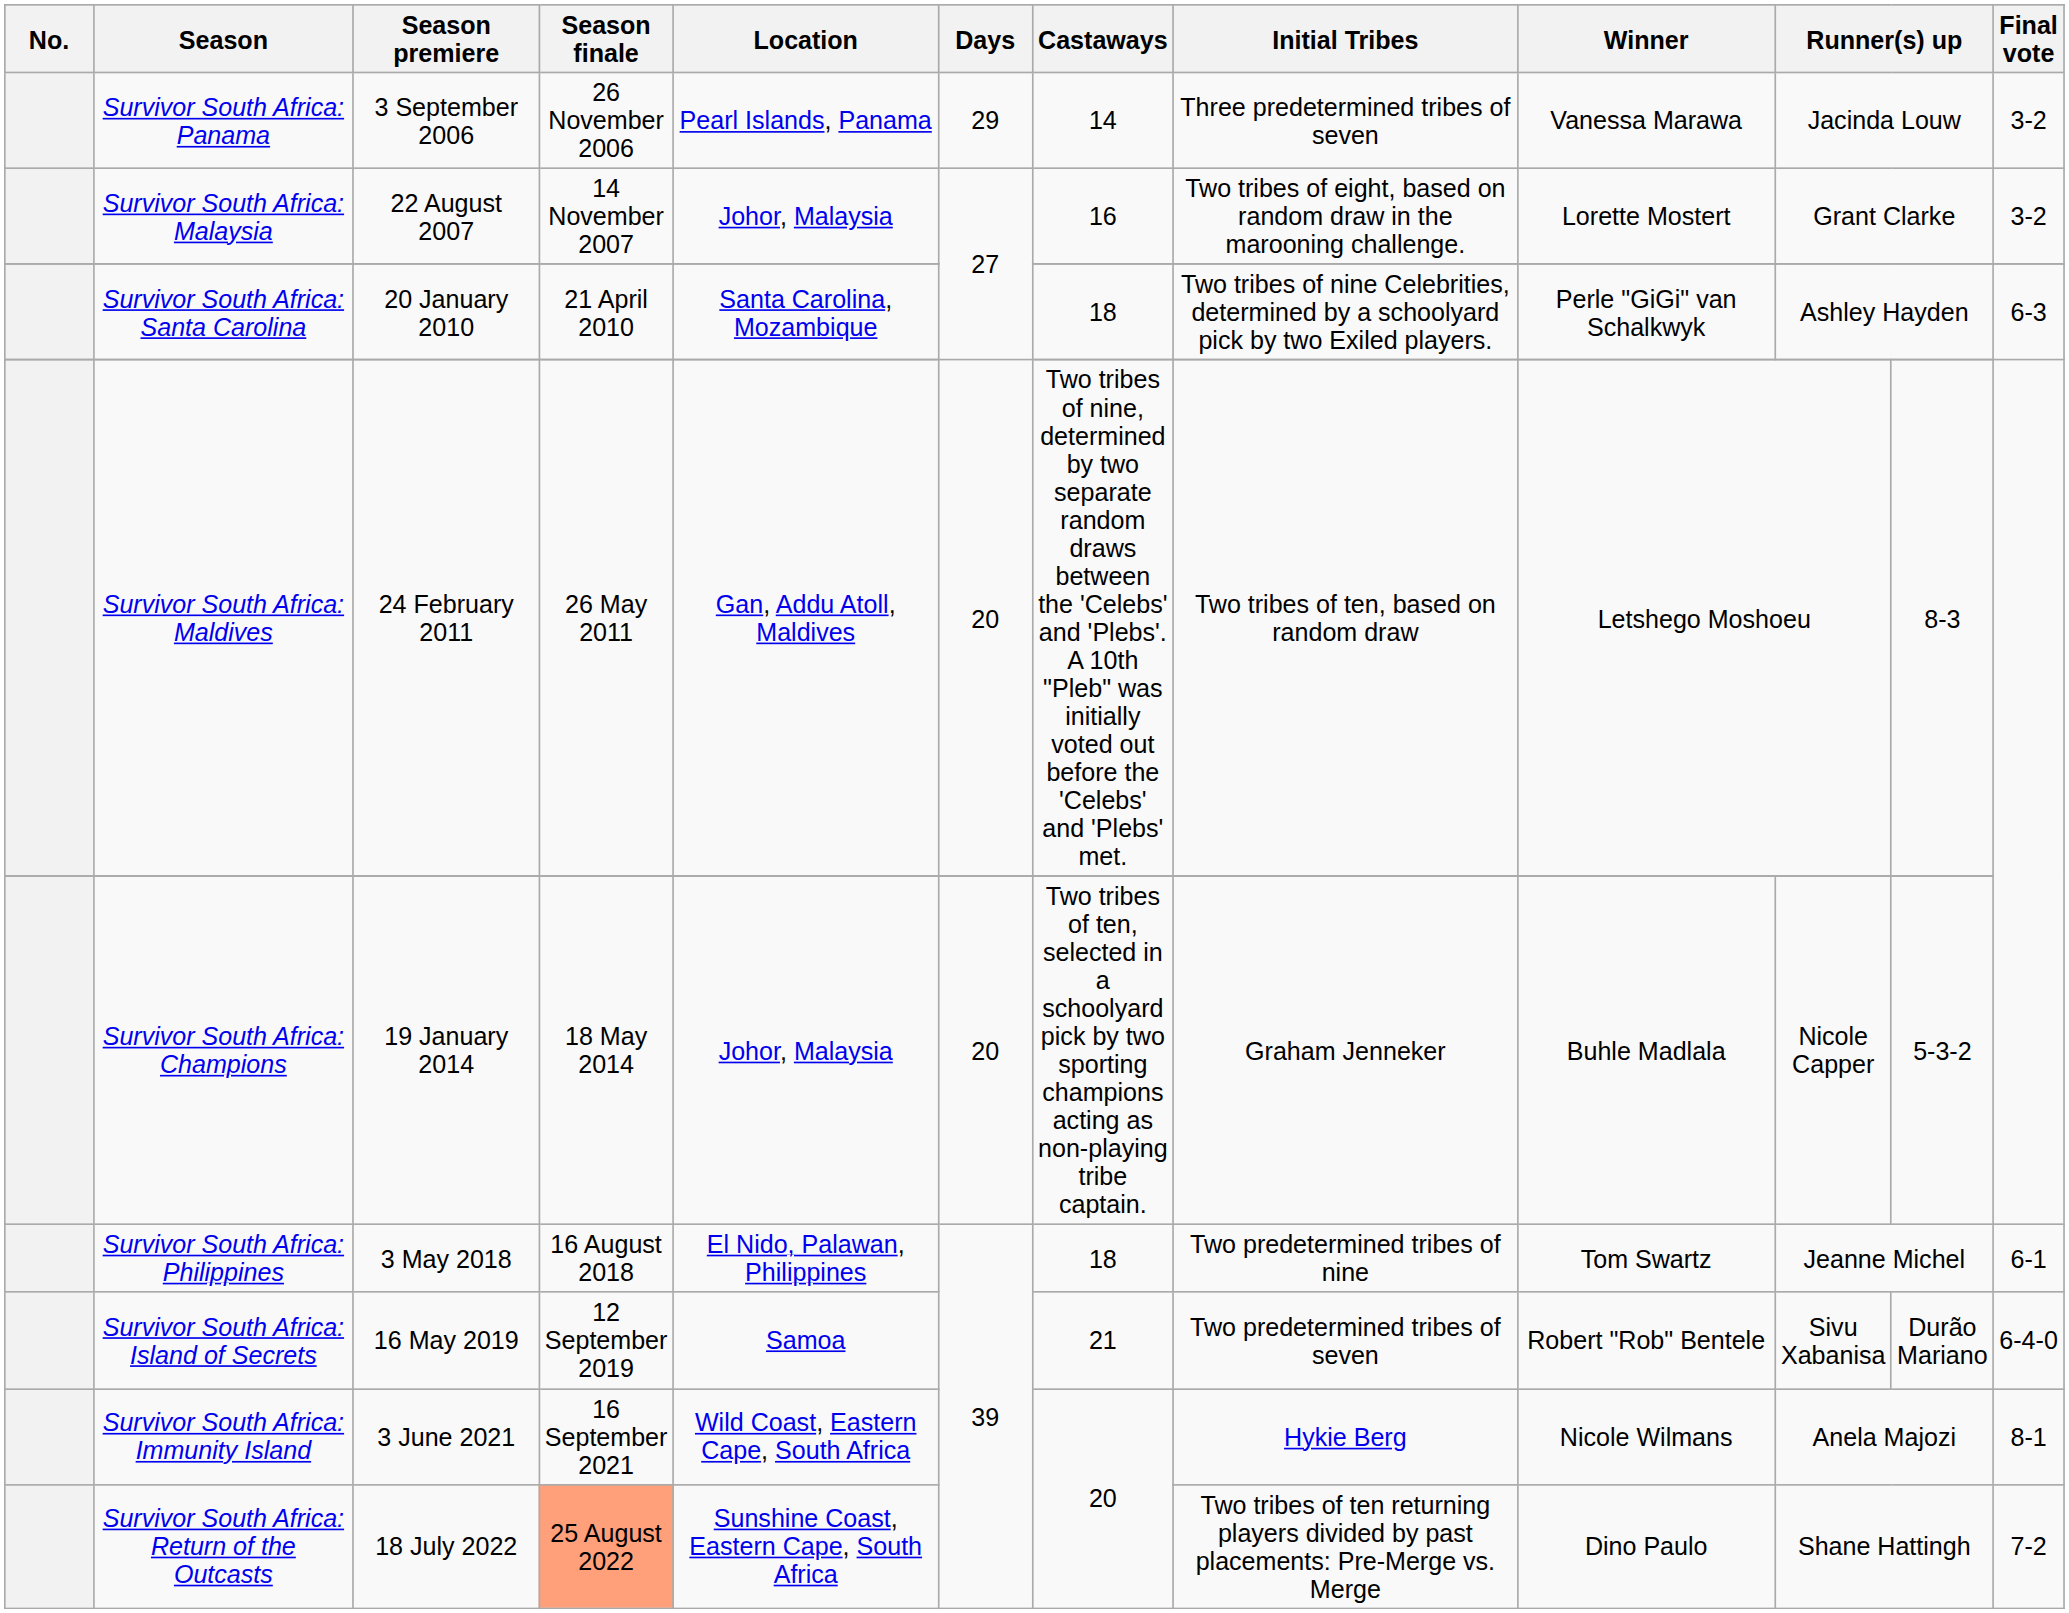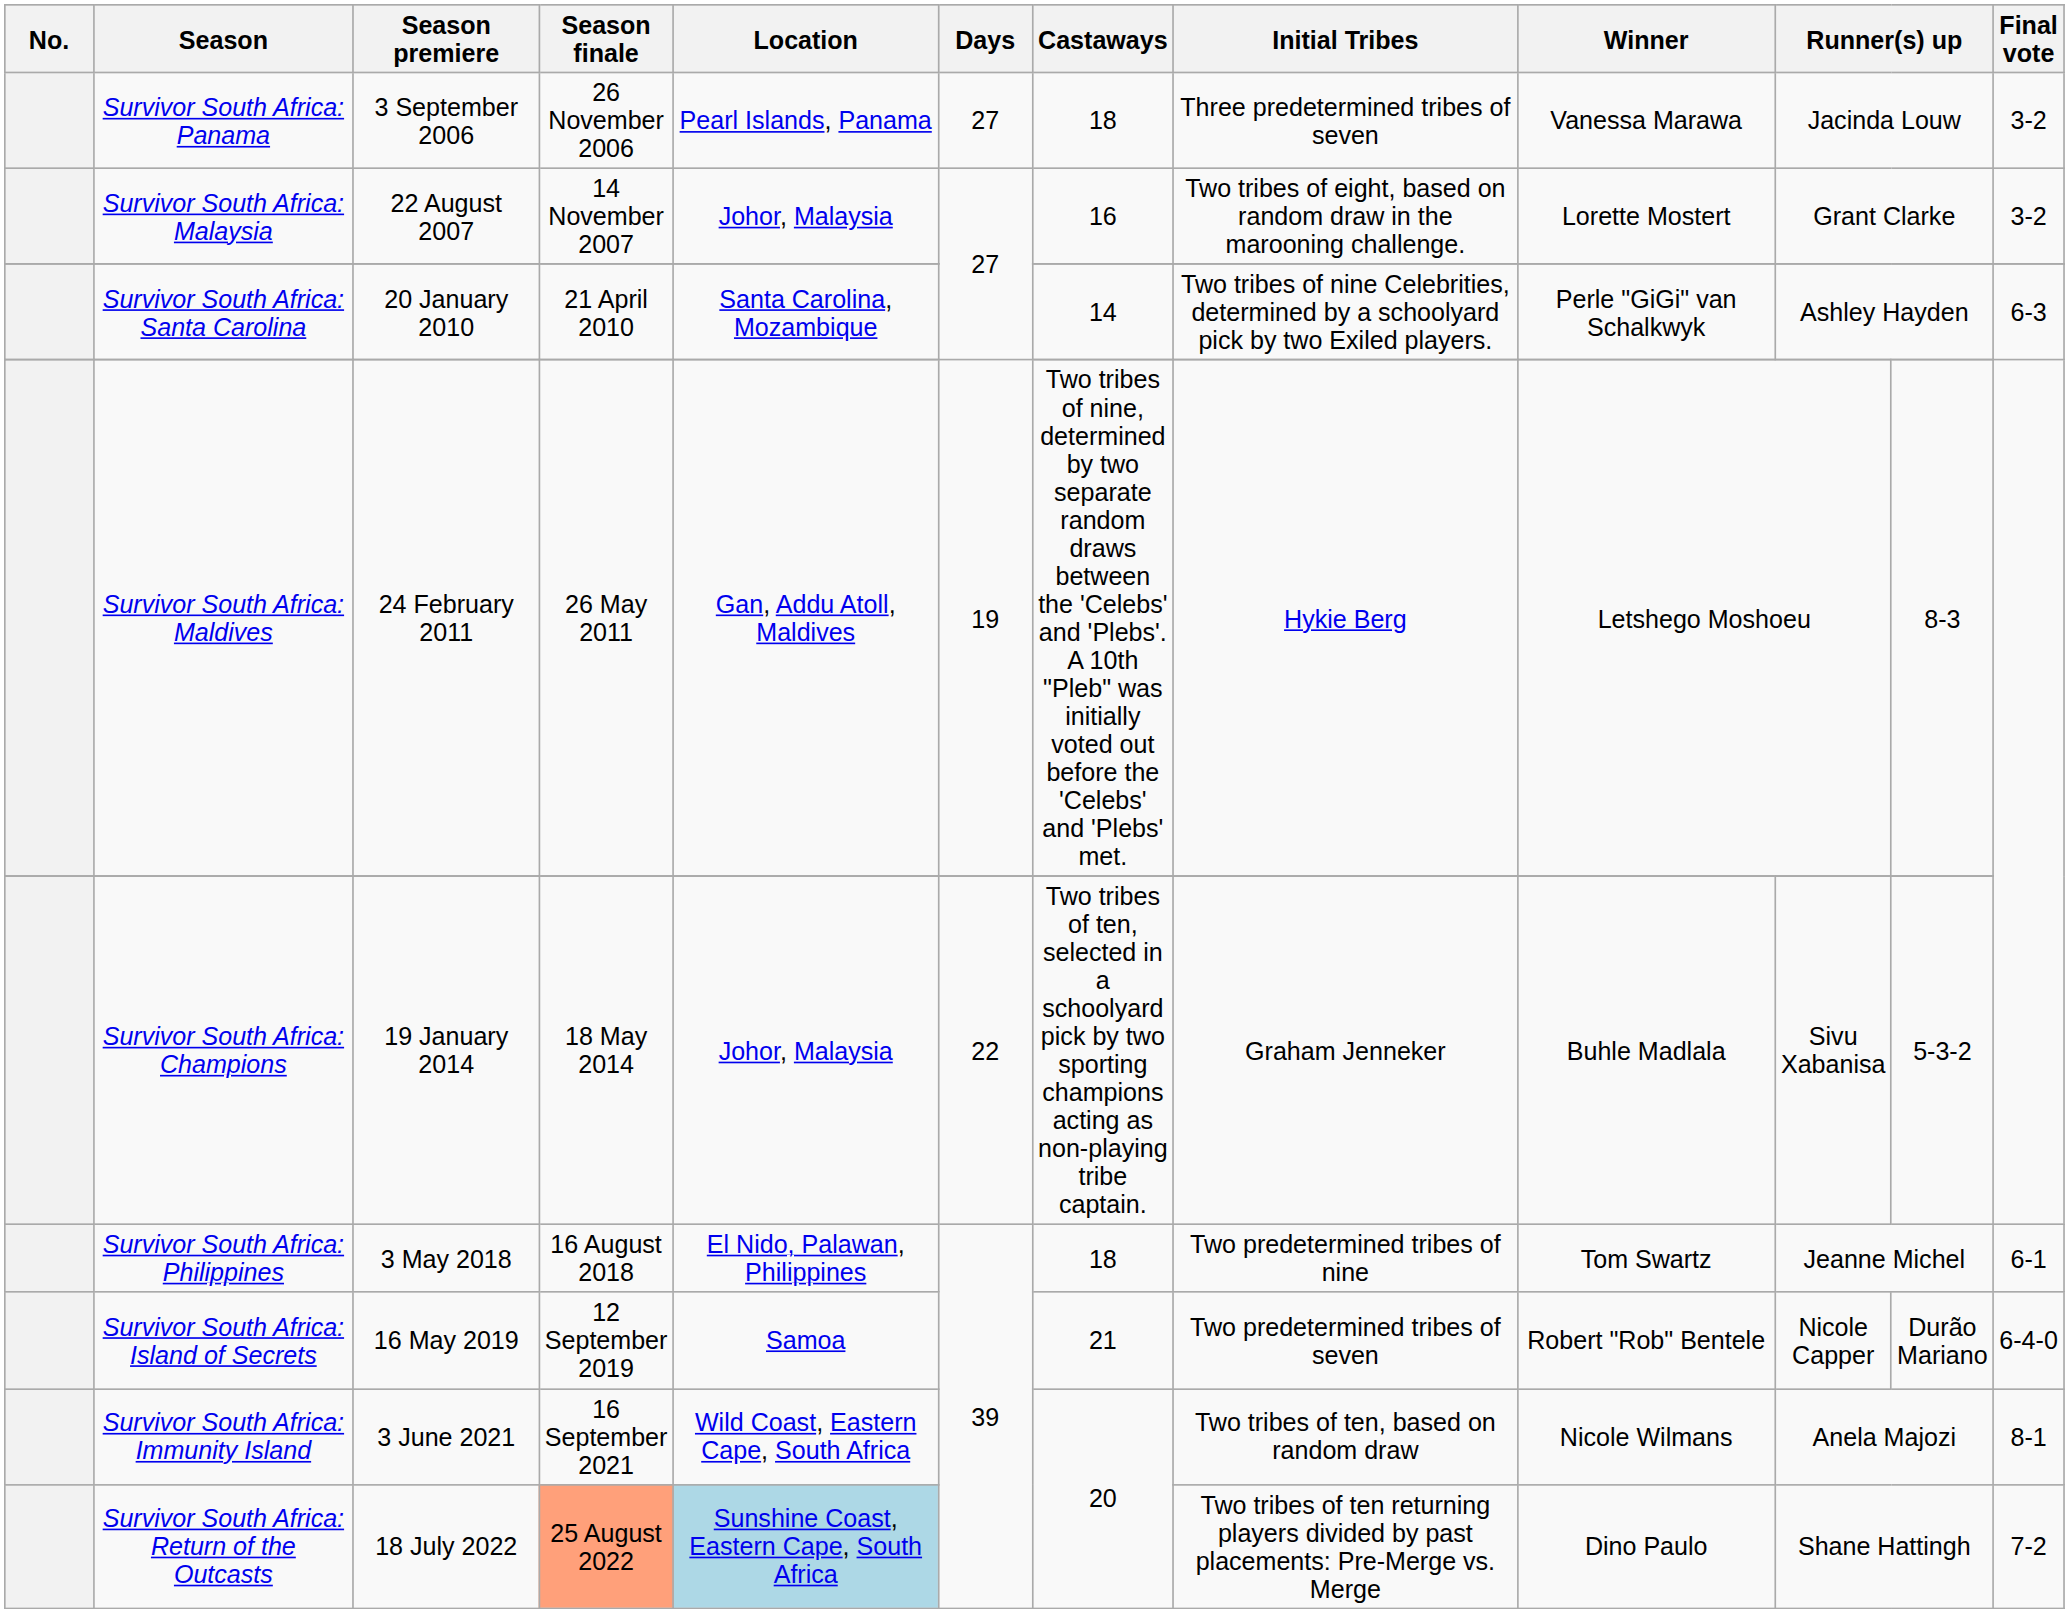(985, 121) 29 -> (985, 121) 27
(1103, 121) 14 -> (1103, 121) 18
(1103, 312) 18 -> (1103, 312) 14
(985, 618) 20 -> (985, 618) 19
(1345, 618) Two tribes of ten, based on random draw -> (1345, 618) Hykie Berg
(985, 1051) 20 -> (985, 1051) 22
(1833, 1051) Nicole Capper -> (1833, 1051) Sivu Xabanisa
(1833, 1341) Sivu Xabanisa -> (1833, 1341) Nicole Capper
(1345, 1436) Hykie Berg -> (1345, 1436) Two tribes of ten, based on random draw
(806, 1546) no background -> (806, 1546) lightblue background
